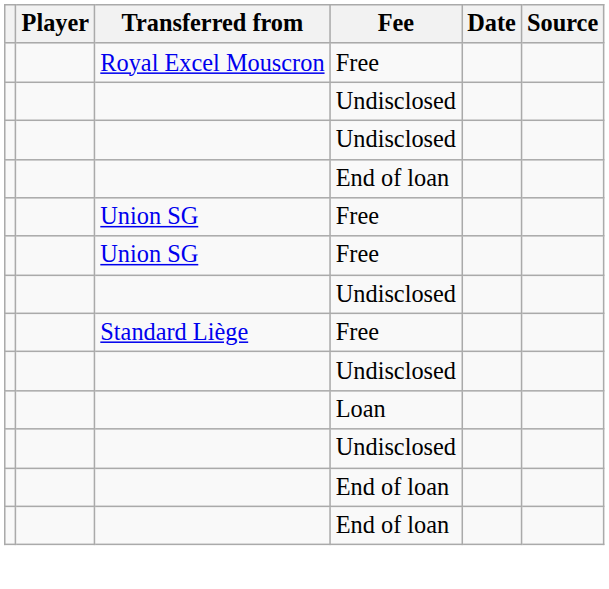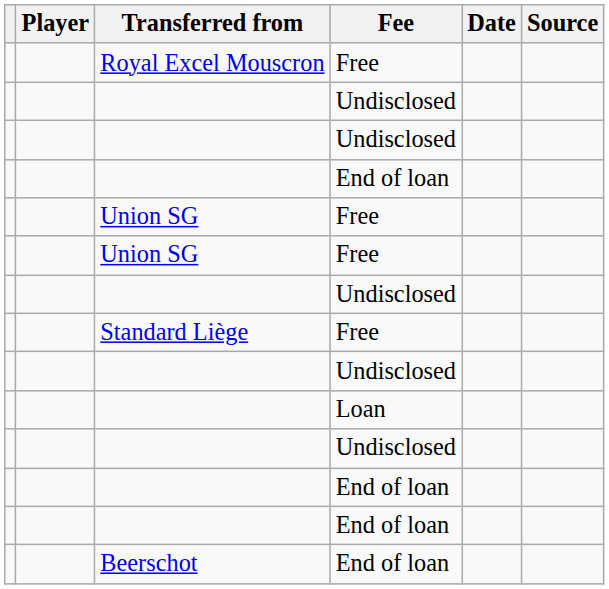+ row: (149, 563)
